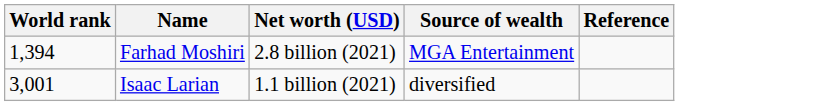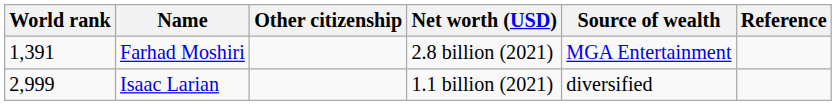+ column: (328, 20)
(32, 52) 1,394 -> (32, 52) 1,391
(32, 84) 3,001 -> (32, 84) 2,999
